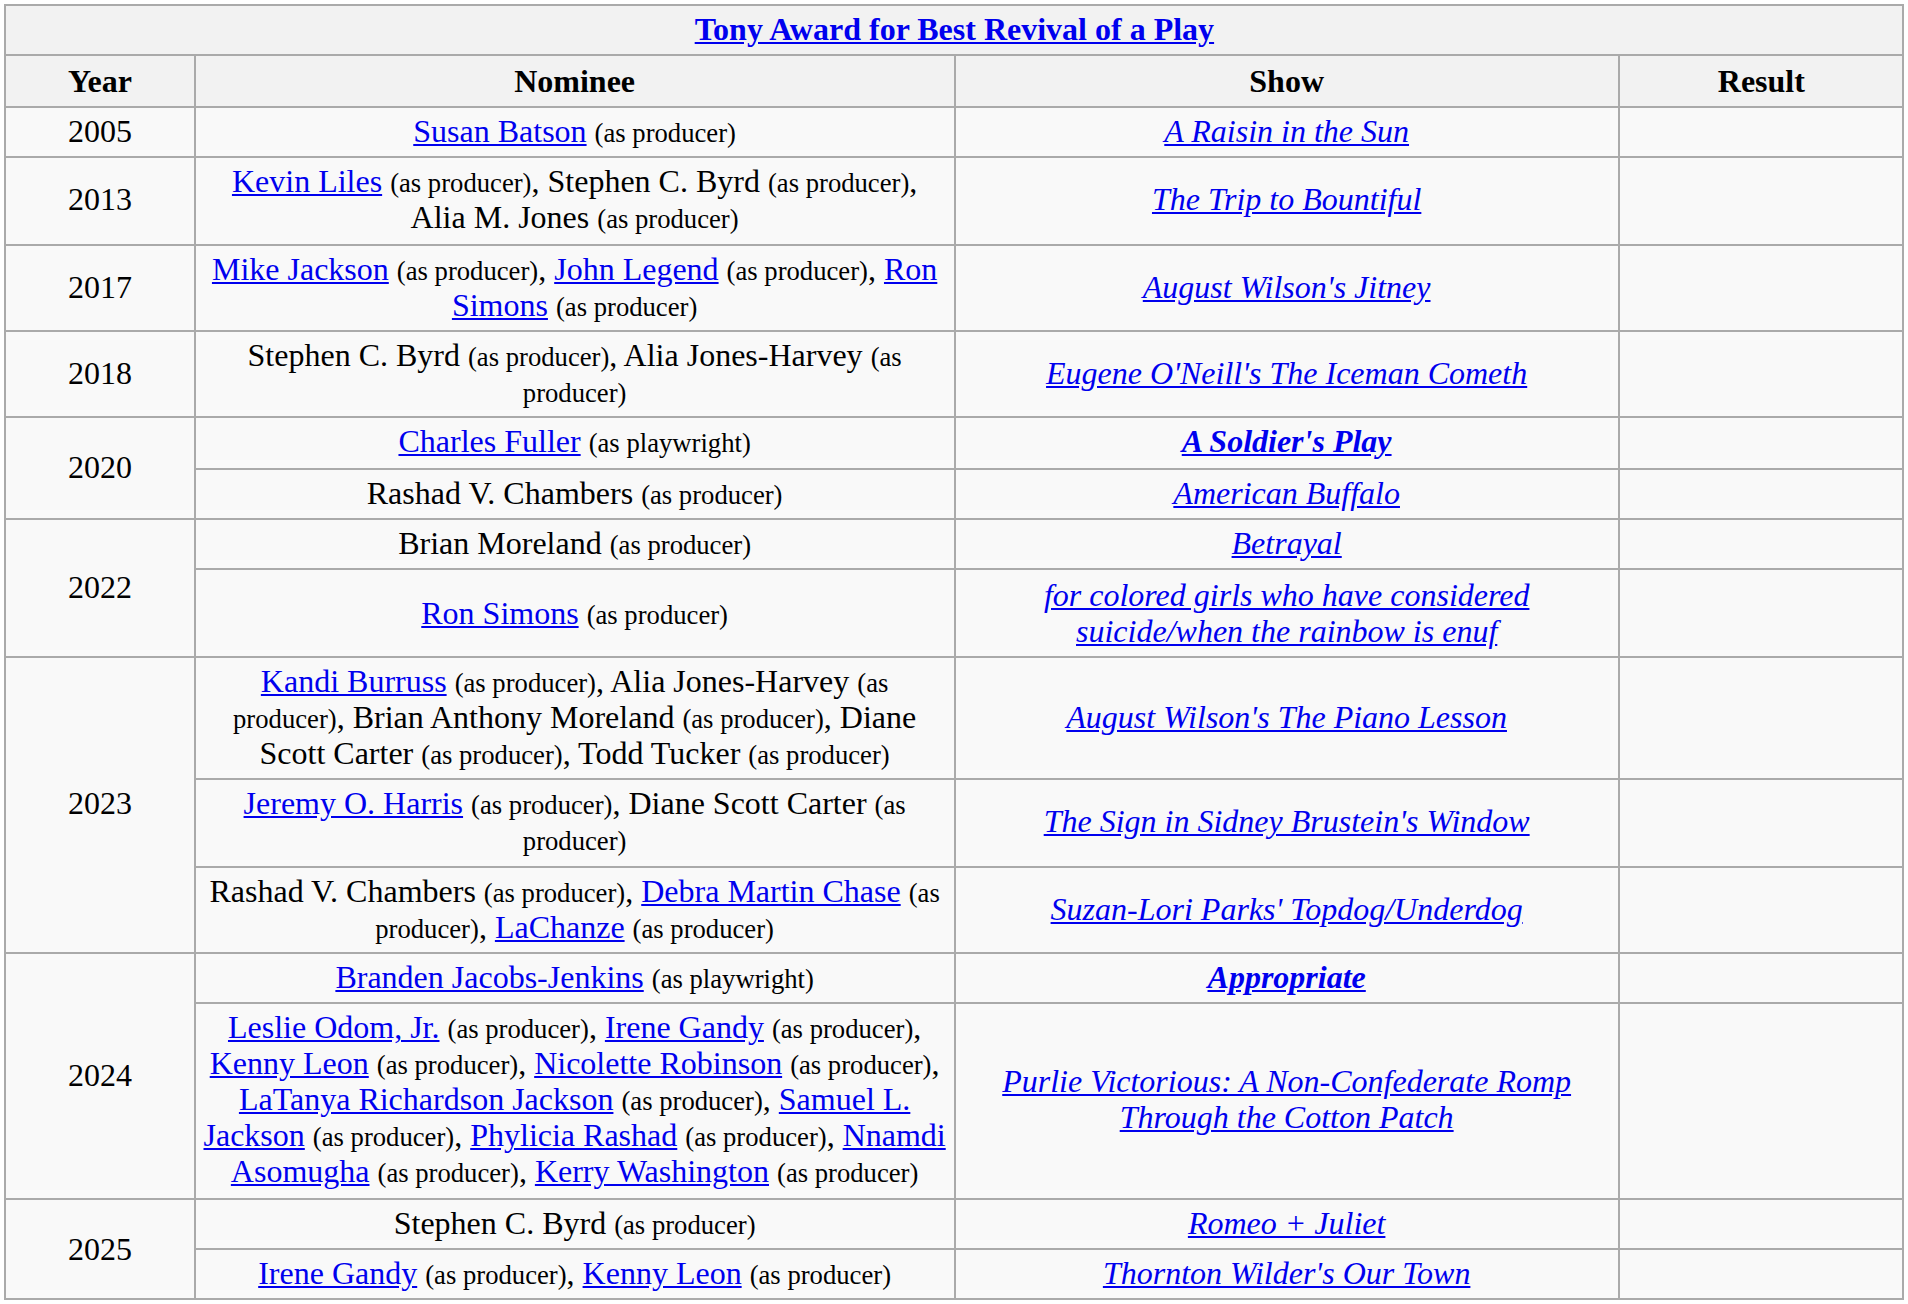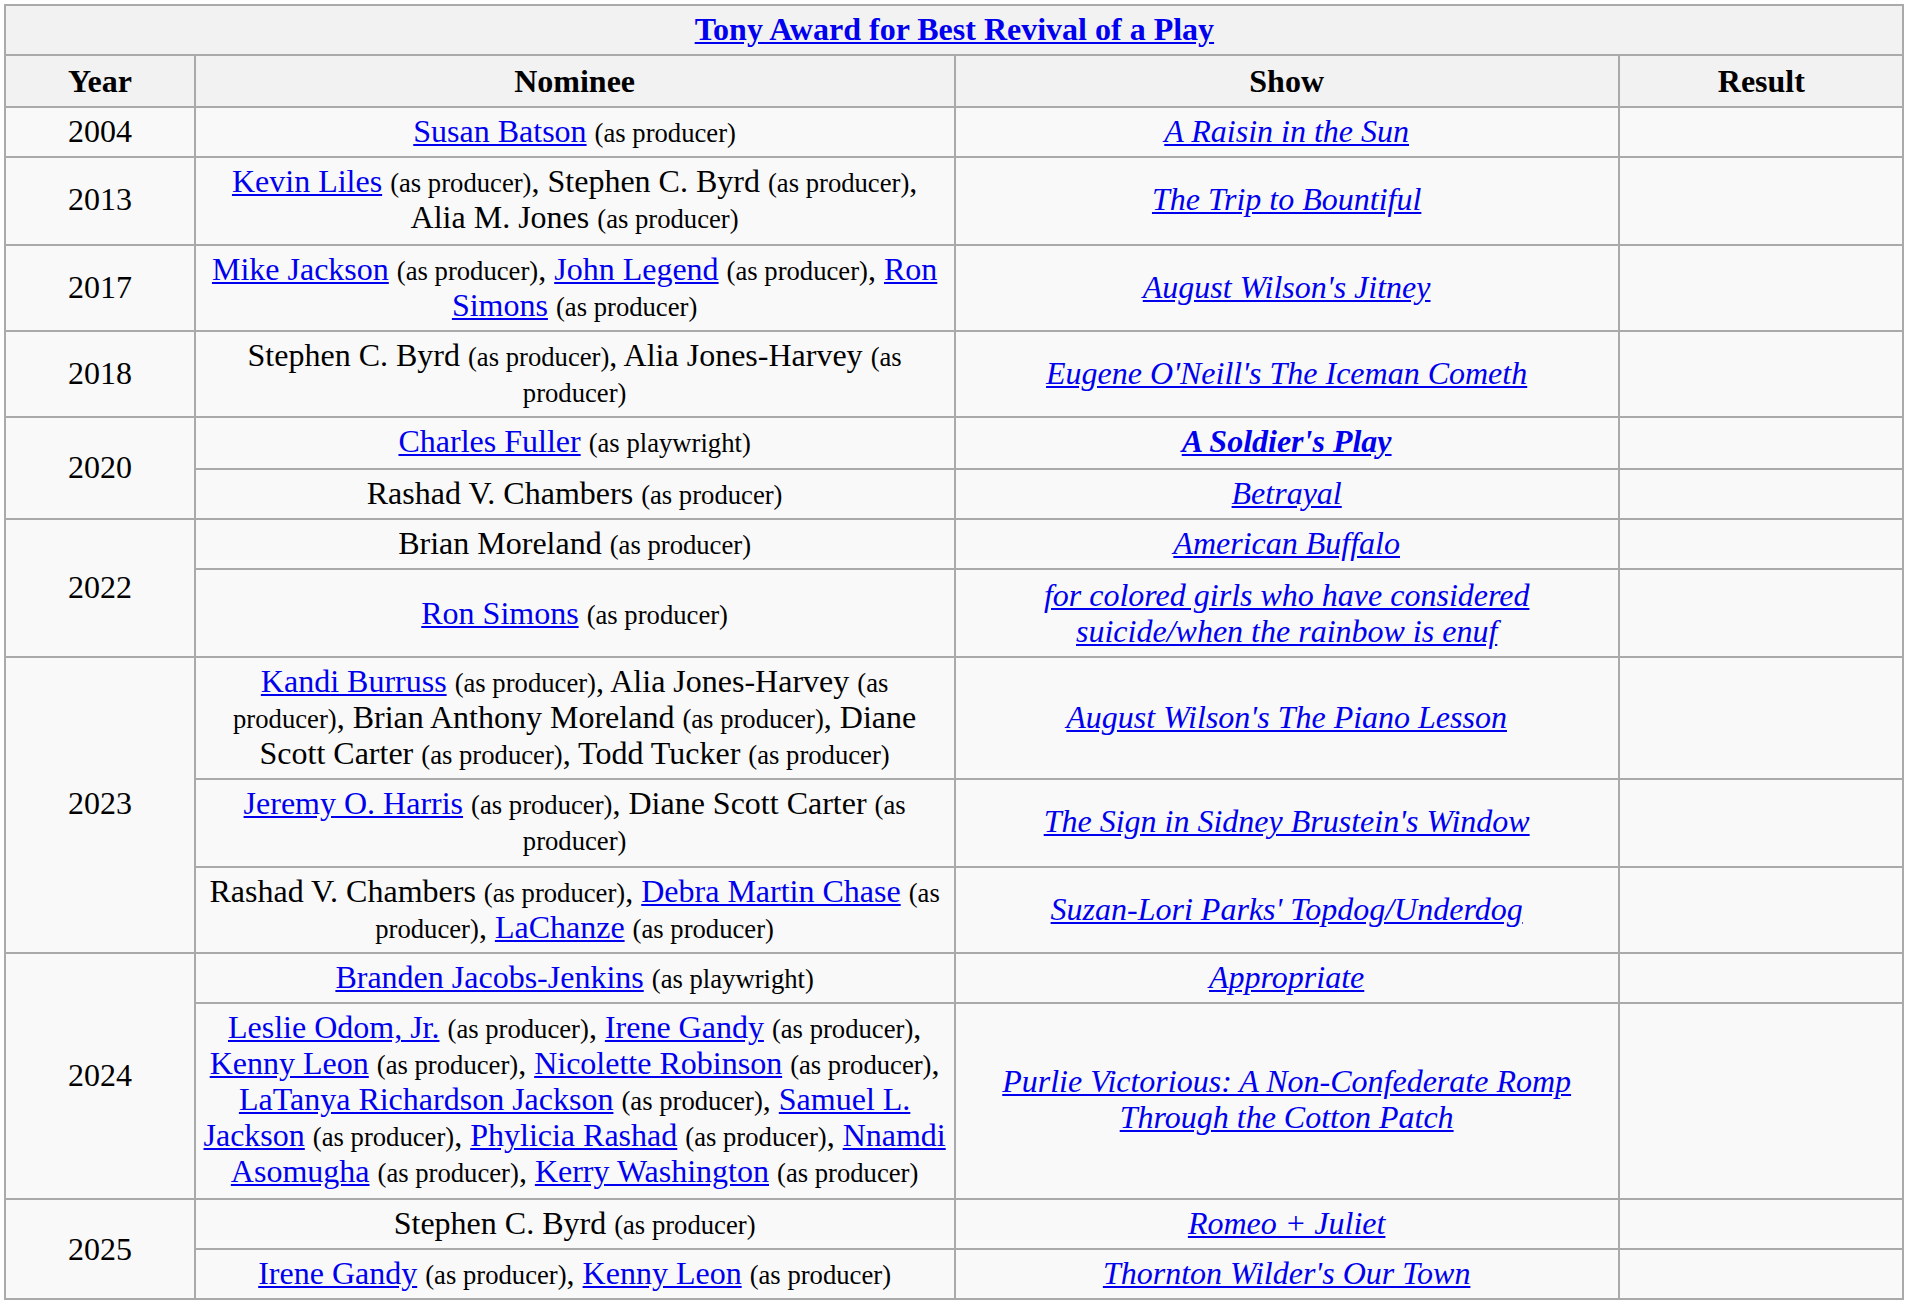(100, 131) 2005 -> (100, 131) 2004
(1287, 493) American Buffalo -> (1287, 493) Betrayal
(1287, 543) Betrayal -> (1287, 543) American Buffalo
(1287, 977) bold -> (1287, 977) normal
